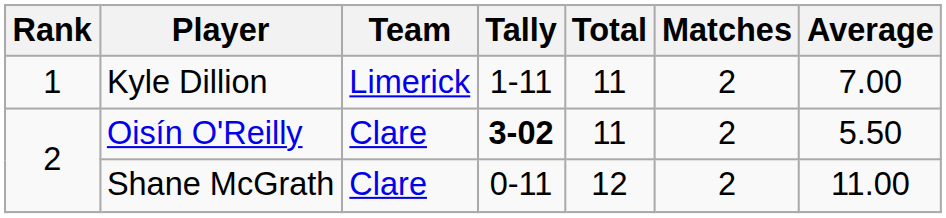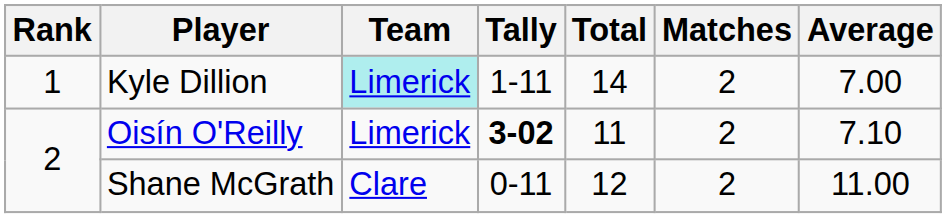(410, 81) no background -> (410, 81) paleturquoise background
(609, 81) 11 -> (609, 81) 14
(388, 133) Clare -> (410, 133) Limerick
(870, 133) 5.50 -> (870, 133) 7.10
